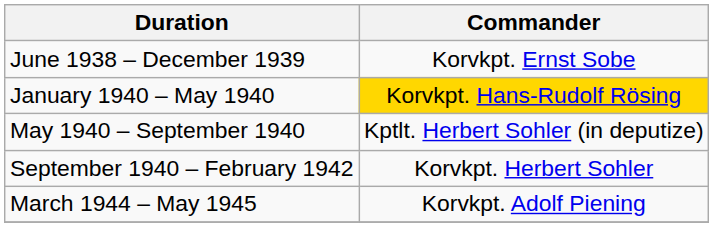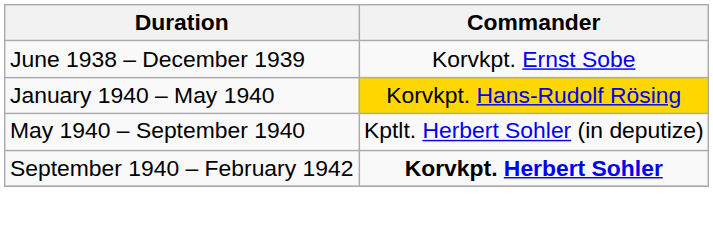(534, 167) normal -> (534, 167) bold
- row: (133, 204)
